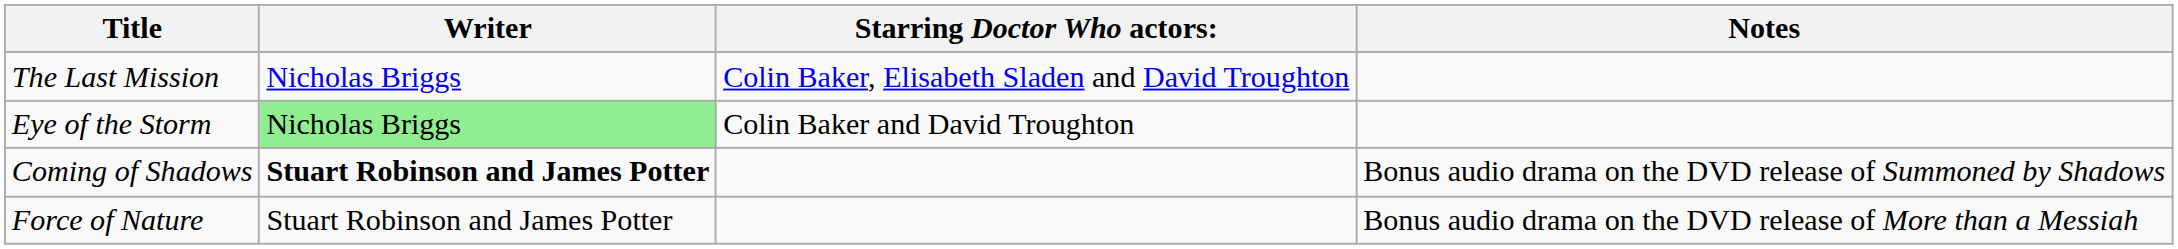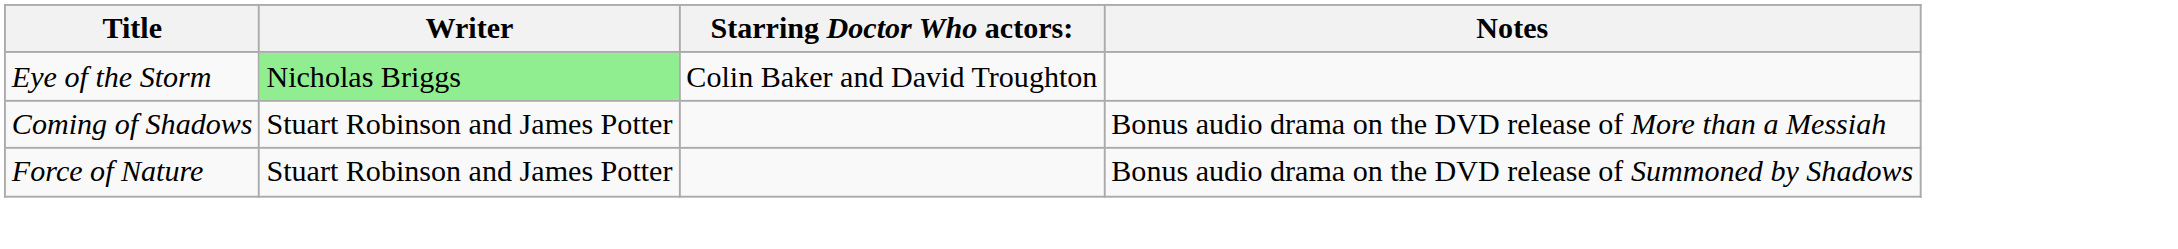- row: (116, 76)
(488, 171) bold -> (469, 123) normal
(1764, 171) Bonus audio drama on the DVD release of Summoned by Shadows -> (1499, 123) Bonus audio drama on the DVD release of More than a Messiah
(1751, 219) Bonus audio drama on the DVD release of More than a Messiah -> (1512, 171) Bonus audio drama on the DVD release of Summoned by Shadows
